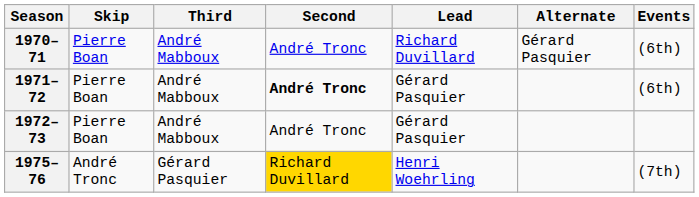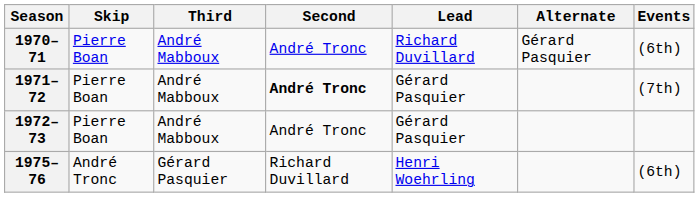(659, 90) (6th) -> (659, 90) (7th)
(309, 172) gold background -> (309, 172) no background
(659, 172) (7th) -> (659, 172) (6th)
